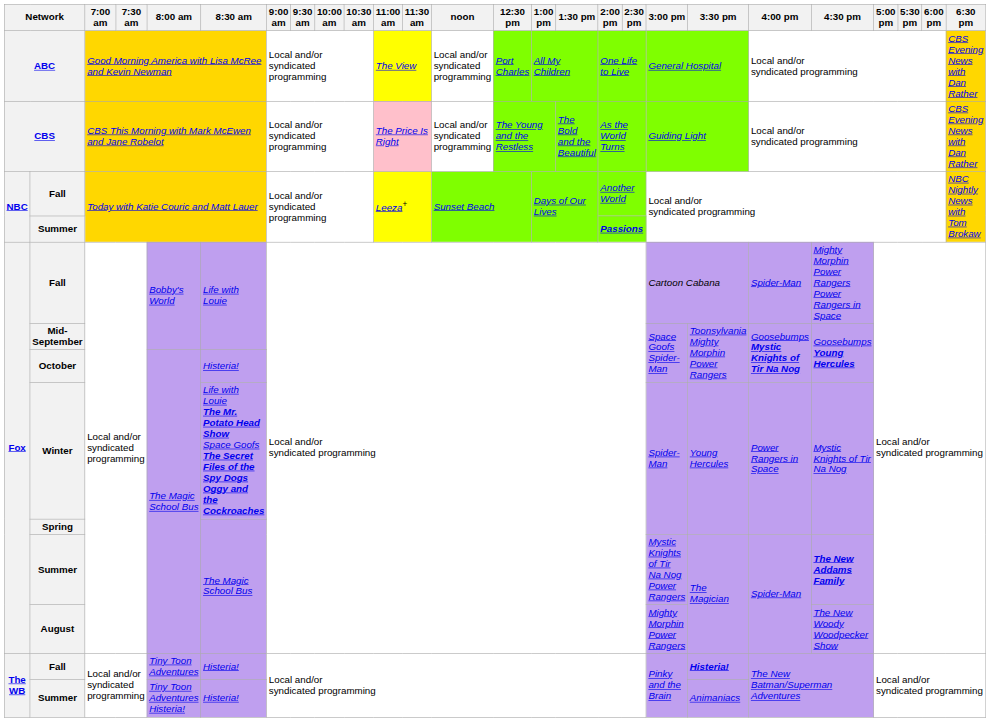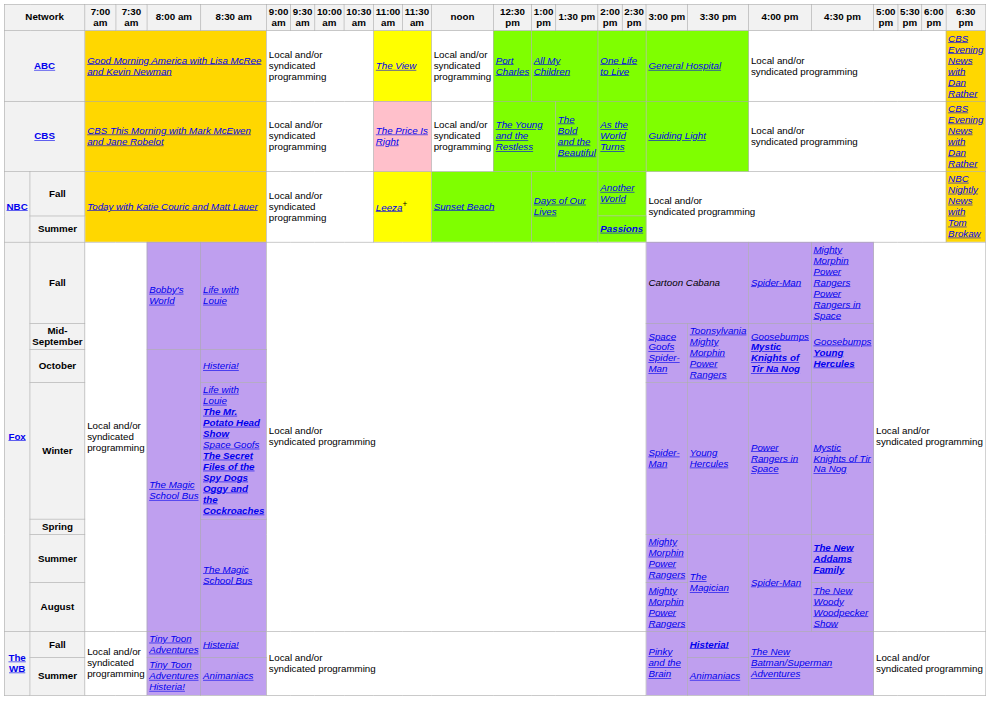(667, 569) Mystic Knights of Tir Na Nog Power Rangers -> (667, 558) Mighty Morphin Power Rangers
(221, 698) Histeria! -> (228, 676) Animaniacs
